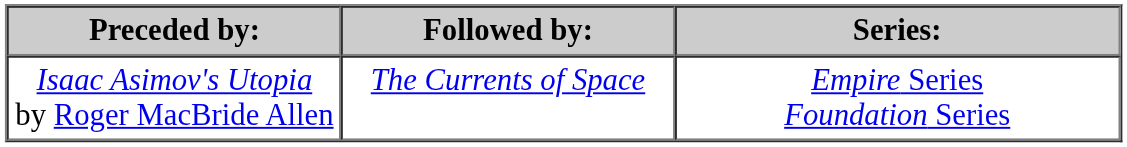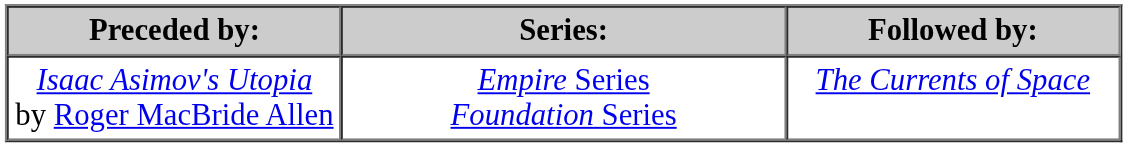columns swapped: (897, 30) <-> (508, 30)
